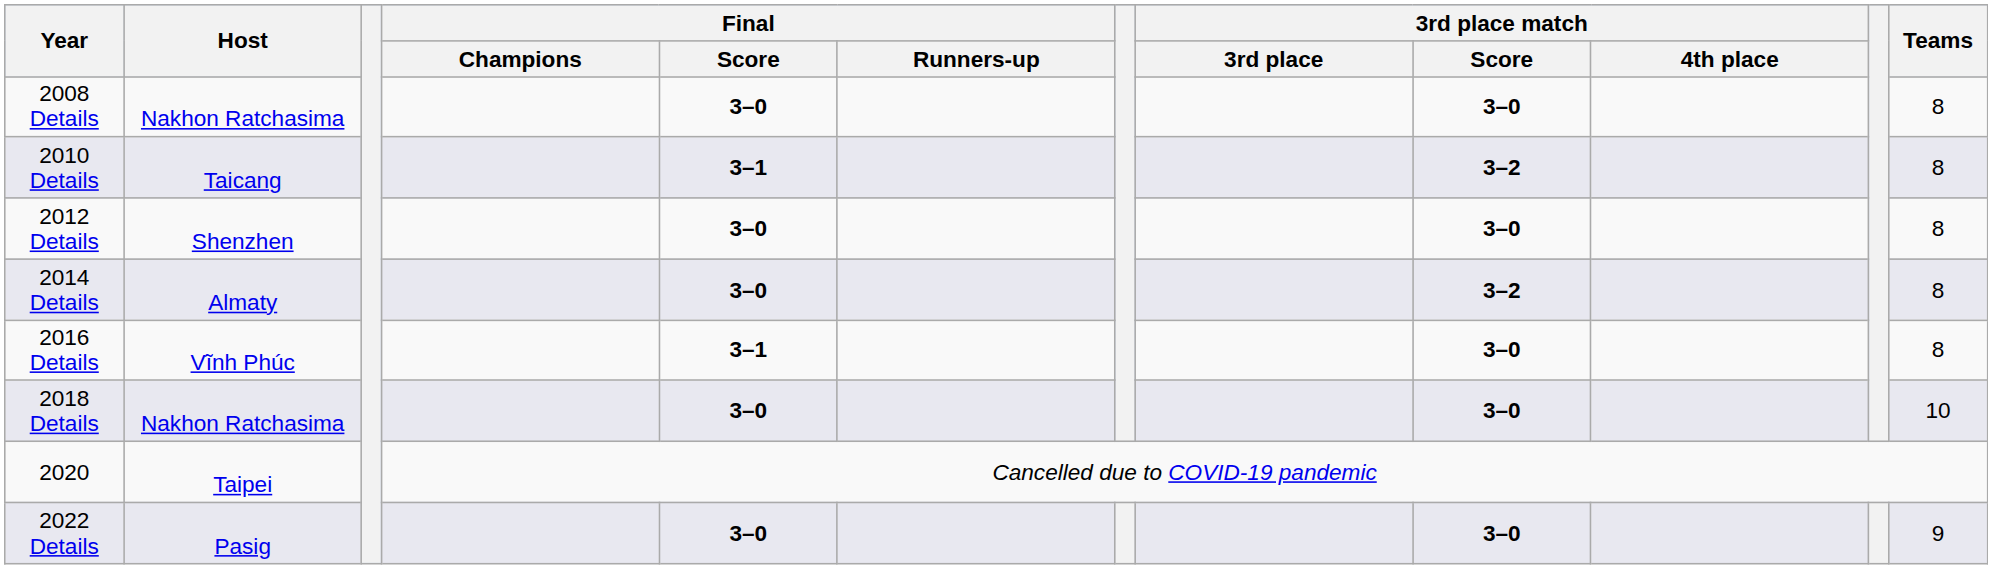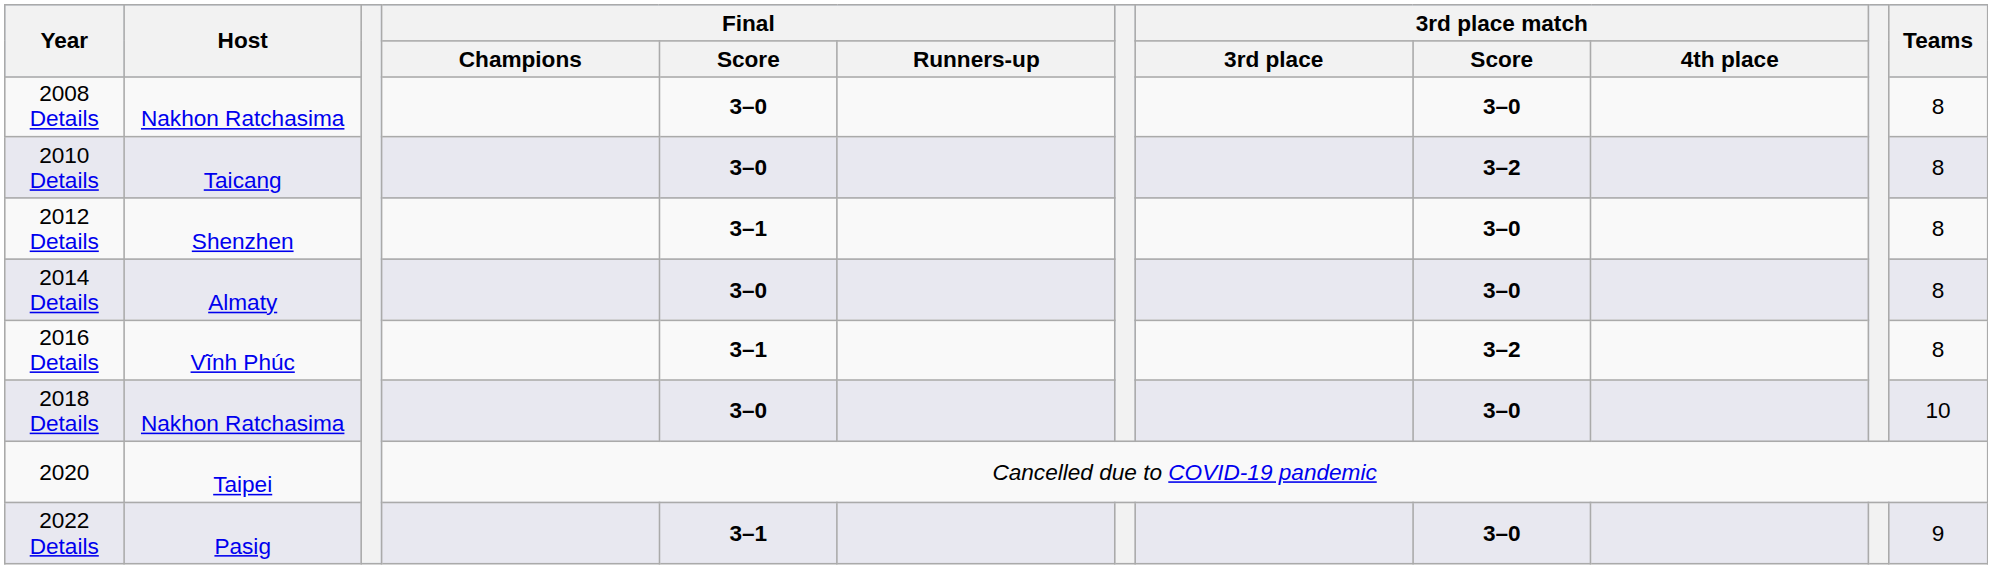(748, 168) 3–1 -> (748, 168) 3–0
(748, 229) 3–0 -> (748, 229) 3–1
(1502, 290) 3–2 -> (1502, 290) 3–0
(1502, 350) 3–0 -> (1502, 350) 3–2
(748, 533) 3–0 -> (748, 533) 3–1
